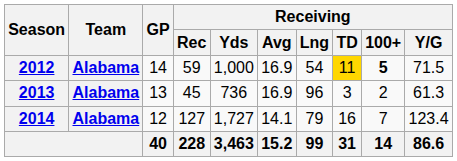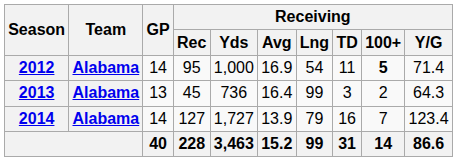(192, 67) 59 -> (192, 67) 95
(347, 67) gold background -> (347, 67) no background
(429, 67) 71.5 -> (429, 67) 71.4
(277, 93) 16.9 -> (277, 93) 16.4
(314, 93) 96 -> (314, 93) 99
(429, 93) 61.3 -> (429, 93) 64.3
(158, 118) 12 -> (158, 118) 14
(277, 118) 14.1 -> (277, 118) 13.9
